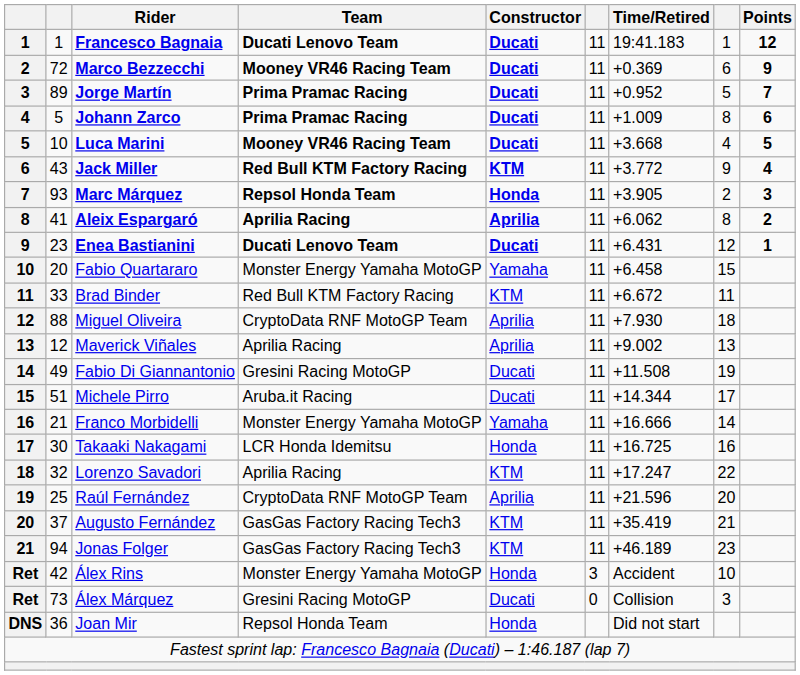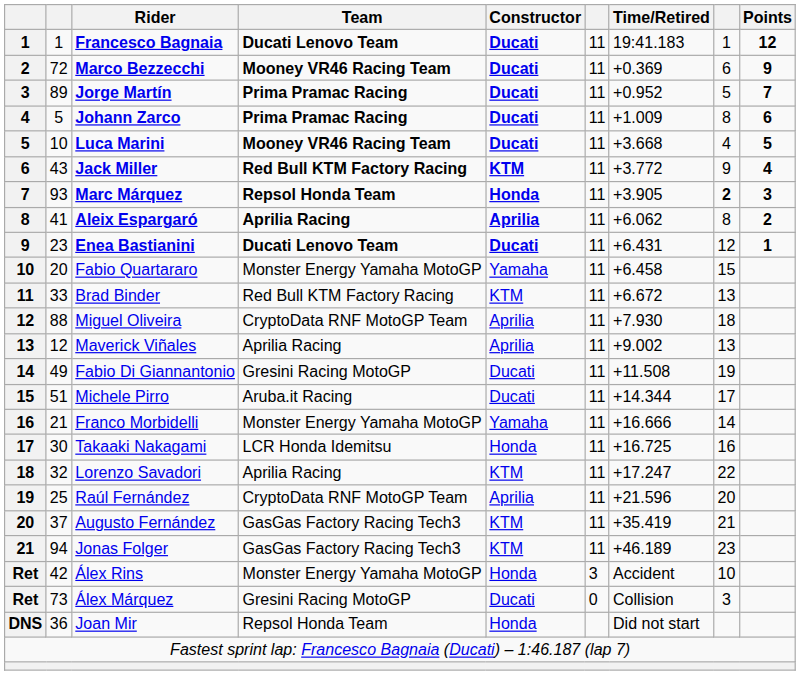(726, 194) normal -> (726, 194) bold
(726, 295) 11 -> (726, 295) 13
